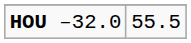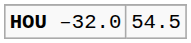(156, 22) 55.5 -> (156, 22) 54.5
